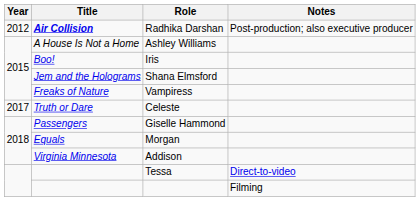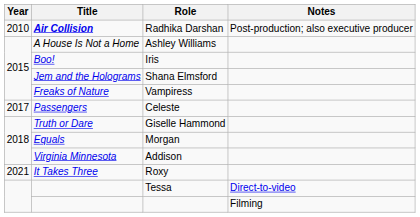(18, 28) 2012 -> (18, 28) 2010
(63, 108) Truth or Dare -> (60, 108) Passengers
(60, 124) Passengers -> (63, 124) Truth or Dare
+ row: (157, 172)
